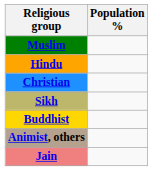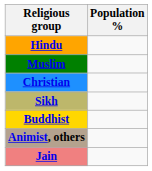rows swapped: (46, 63) <-> (46, 45)
